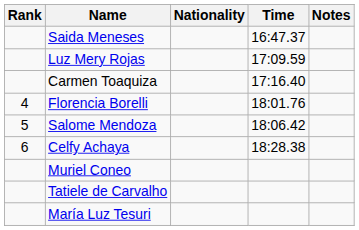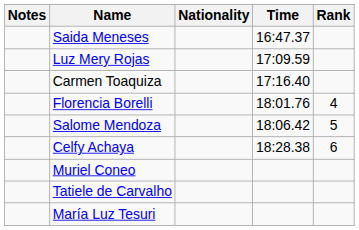columns swapped: (25, 15) <-> (331, 15)
